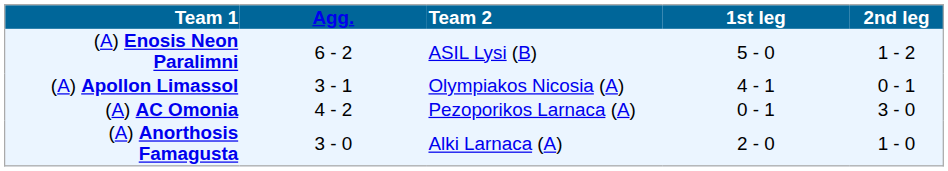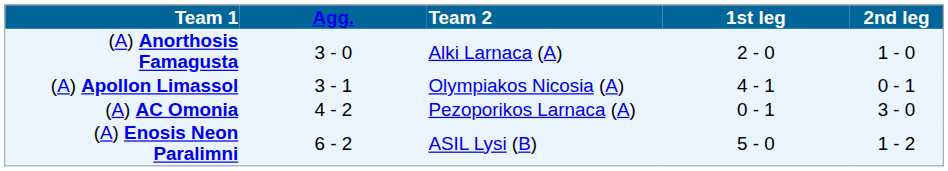rows swapped: (173, 143) <-> (166, 51)
